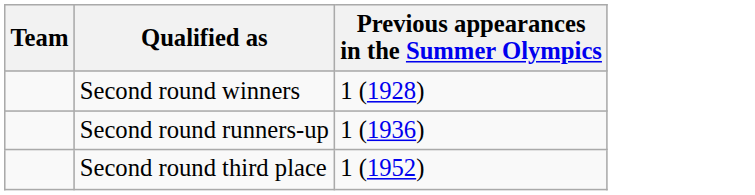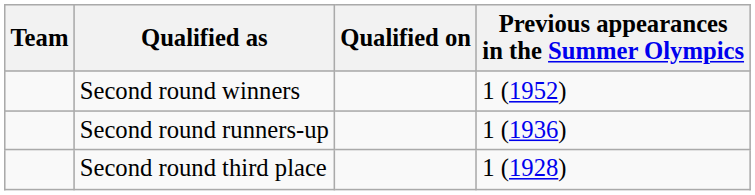+ column: (406, 37)
(382, 90) 1 (1928) -> (524, 90) 1 (1952)
(382, 168) 1 (1952) -> (524, 168) 1 (1928)
